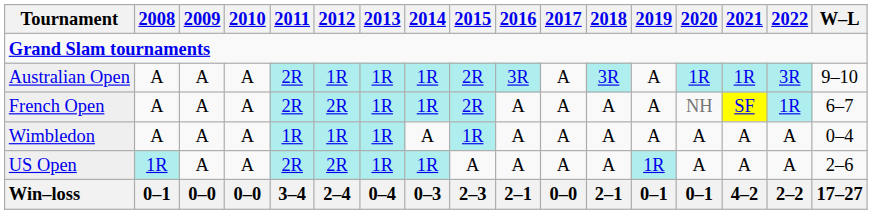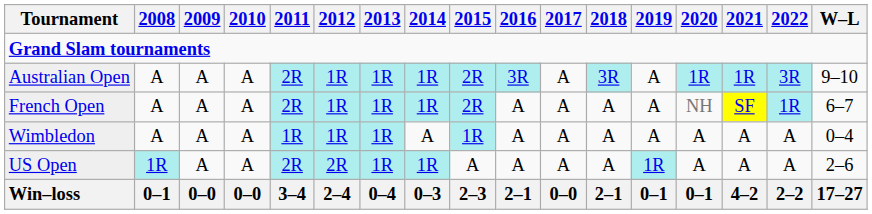(337, 106) 2R -> (337, 106) 1R
